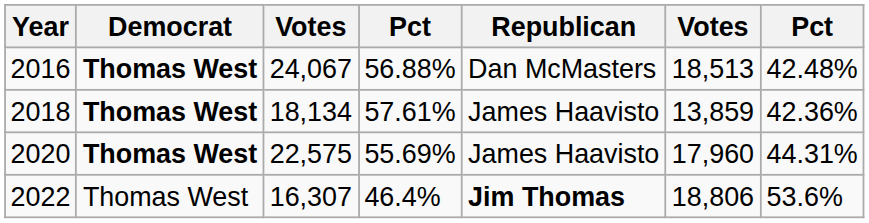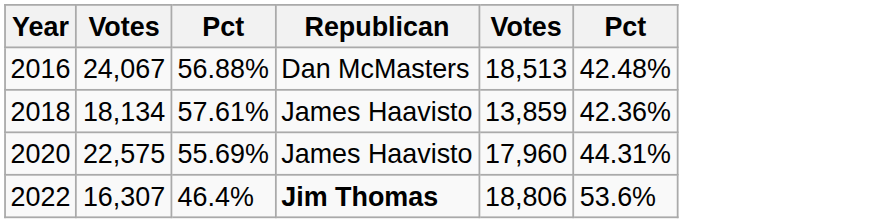- column: (170, 26)
